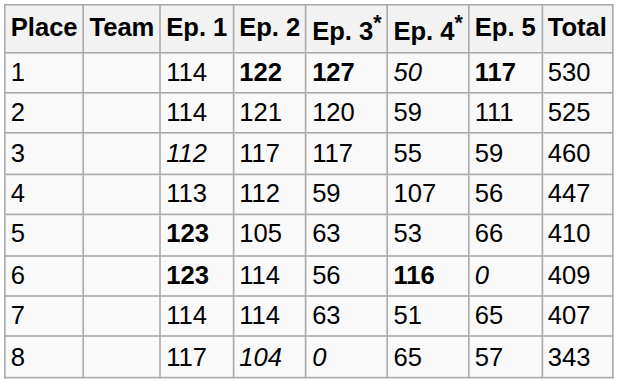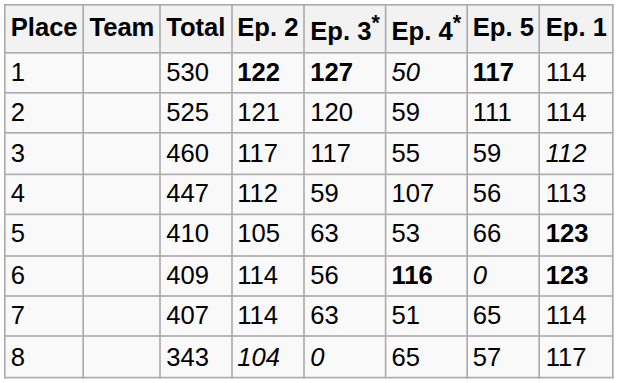columns swapped: (197, 28) <-> (577, 28)
